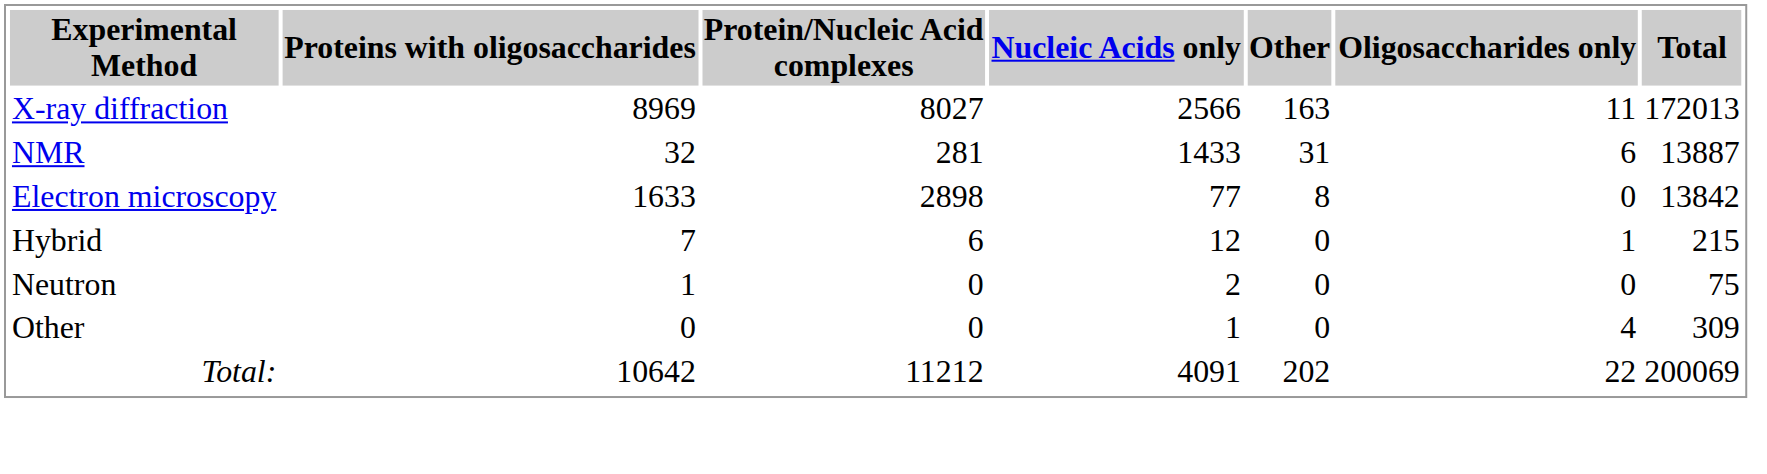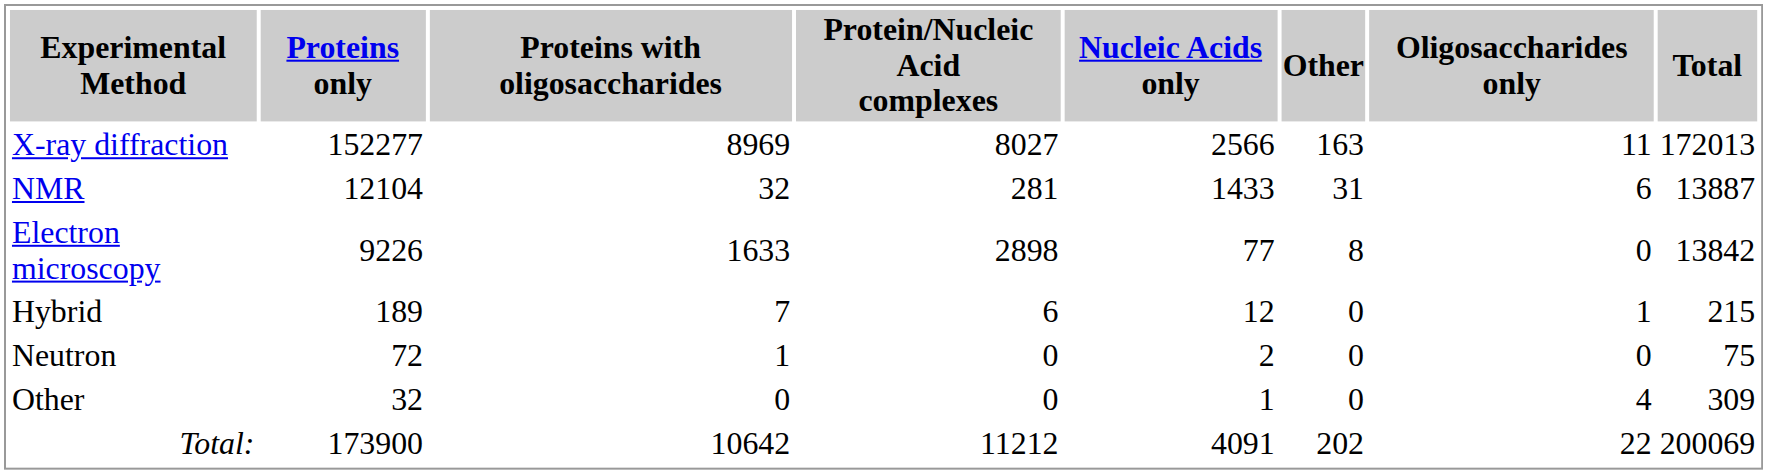+ column: (343, 65)
